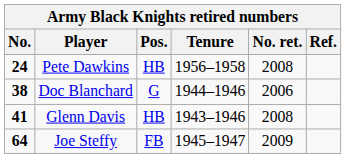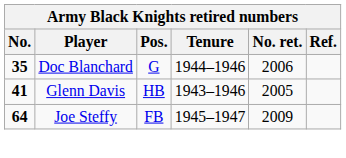- row: (86, 66)
(20, 91) 38 -> (20, 66) 35
(277, 116) 2008 -> (277, 91) 2005
